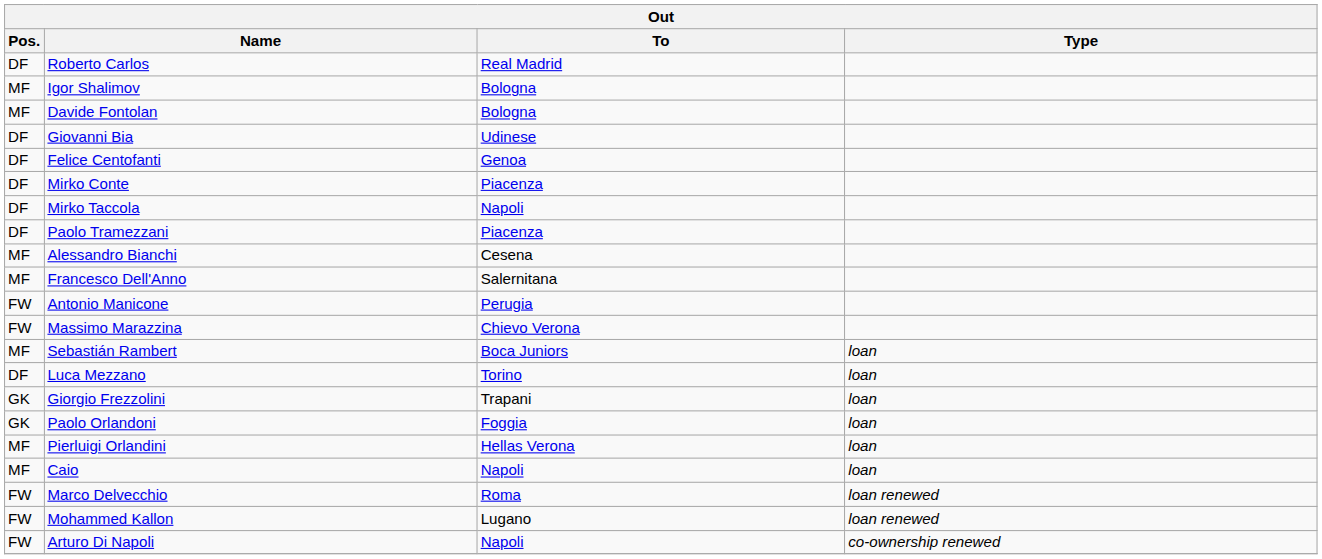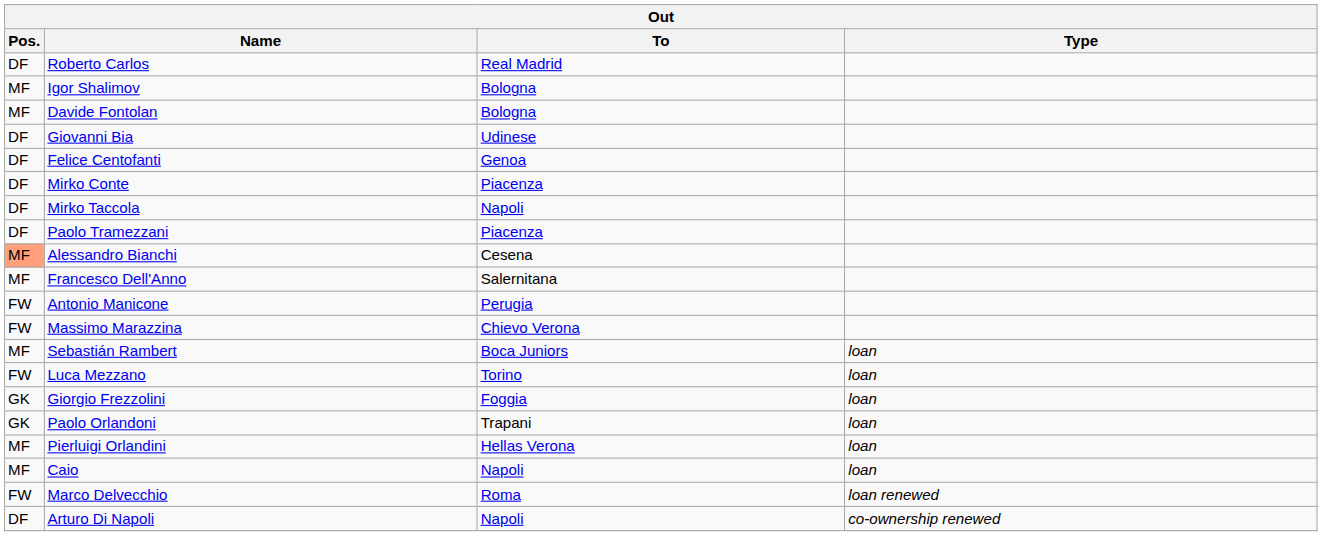(19, 256) no background -> (19, 256) lightsalmon background
(18, 375) DF -> (20, 375) FW
(506, 399) Trapani -> (504, 399) Foggia
(504, 423) Foggia -> (506, 423) Trapani
- row: (110, 518)
(20, 542) FW -> (18, 518) DF
